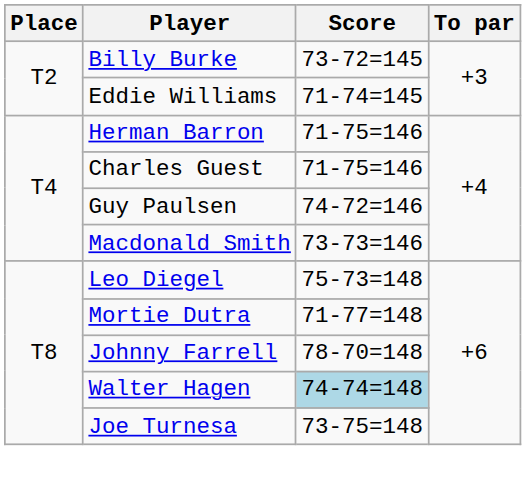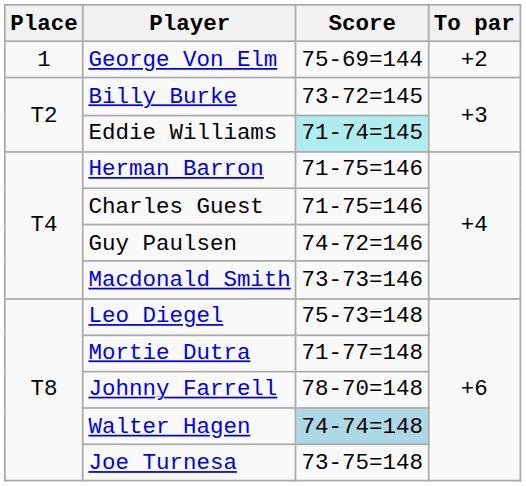+ row: (183, 60)
(362, 97) no background -> (362, 133) paleturquoise background
